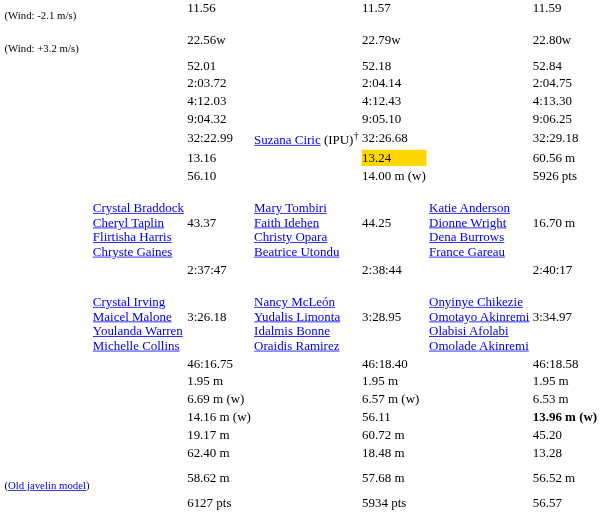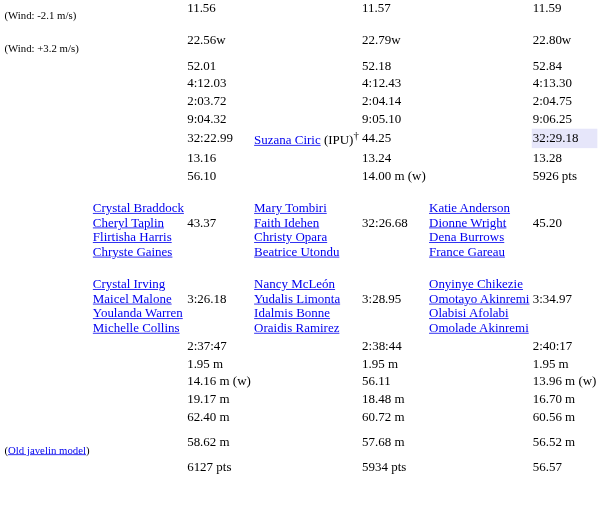rows swapped: (207, 83) <-> (207, 101)
(385, 138) 32:26.68 -> (377, 138) 44.25
(556, 138) no background -> (556, 138) lavender background
(377, 158) gold background -> (377, 158) no background
(554, 158) 60.56 m -> (547, 158) 13.28
(377, 223) 44.25 -> (385, 223) 32:26.68
(554, 223) 16.70 m -> (547, 223) 45.20
rows swapped: (207, 316) <-> (207, 270)
- row: (210, 363)
- row: (216, 399)
(565, 417) bold -> (565, 381) normal
(383, 435) 60.72 m -> (383, 399) 18.48 m
(547, 435) 45.20 -> (554, 399) 16.70 m
(383, 453) 18.48 m -> (383, 417) 60.72 m
(547, 453) 13.28 -> (554, 417) 60.56 m
